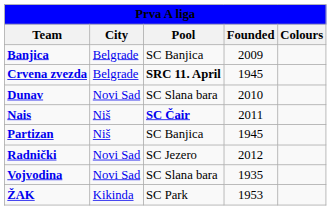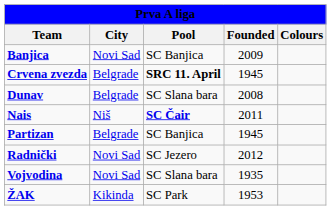(116, 54) Belgrade -> (117, 54) Novi Sad
(117, 94) Novi Sad -> (116, 94) Belgrade
(251, 94) 2010 -> (251, 94) 2008
(102, 134) Niš -> (116, 134) Belgrade
